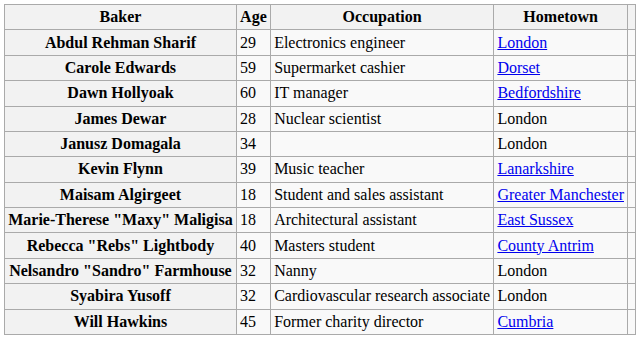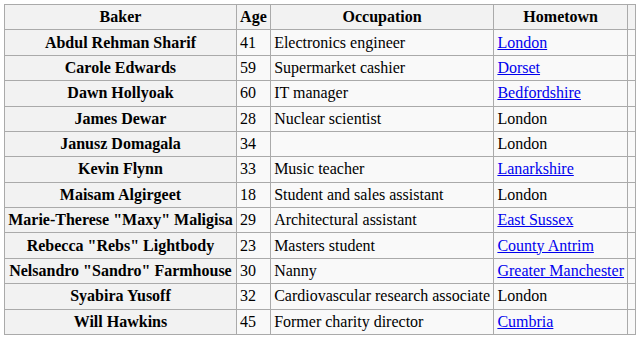(248, 42) 29 -> (248, 42) 41
(248, 169) 39 -> (248, 169) 33
(561, 194) Greater Manchester -> (522, 194) London
(248, 220) 18 -> (248, 220) 29
(248, 245) 40 -> (248, 245) 23
(248, 270) 32 -> (248, 270) 30
(522, 270) London -> (561, 270) Greater Manchester
